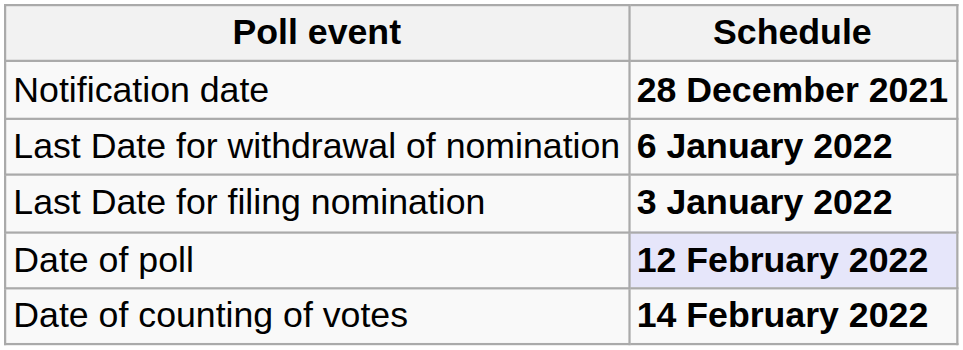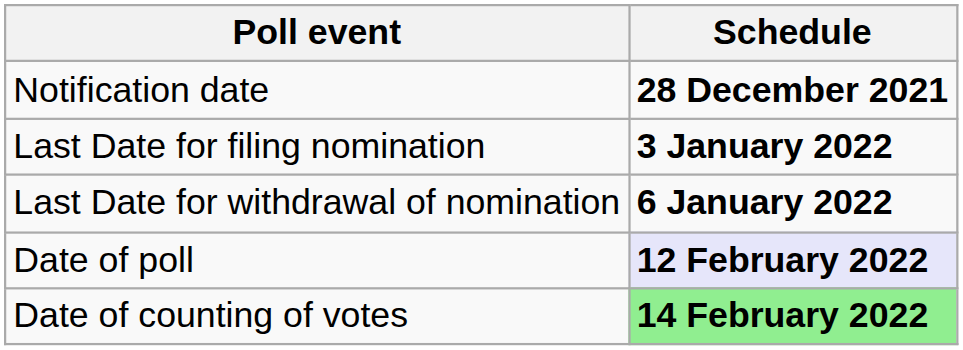rows swapped: (249, 202) <-> (317, 145)
(782, 315) no background -> (782, 315) lightgreen background
